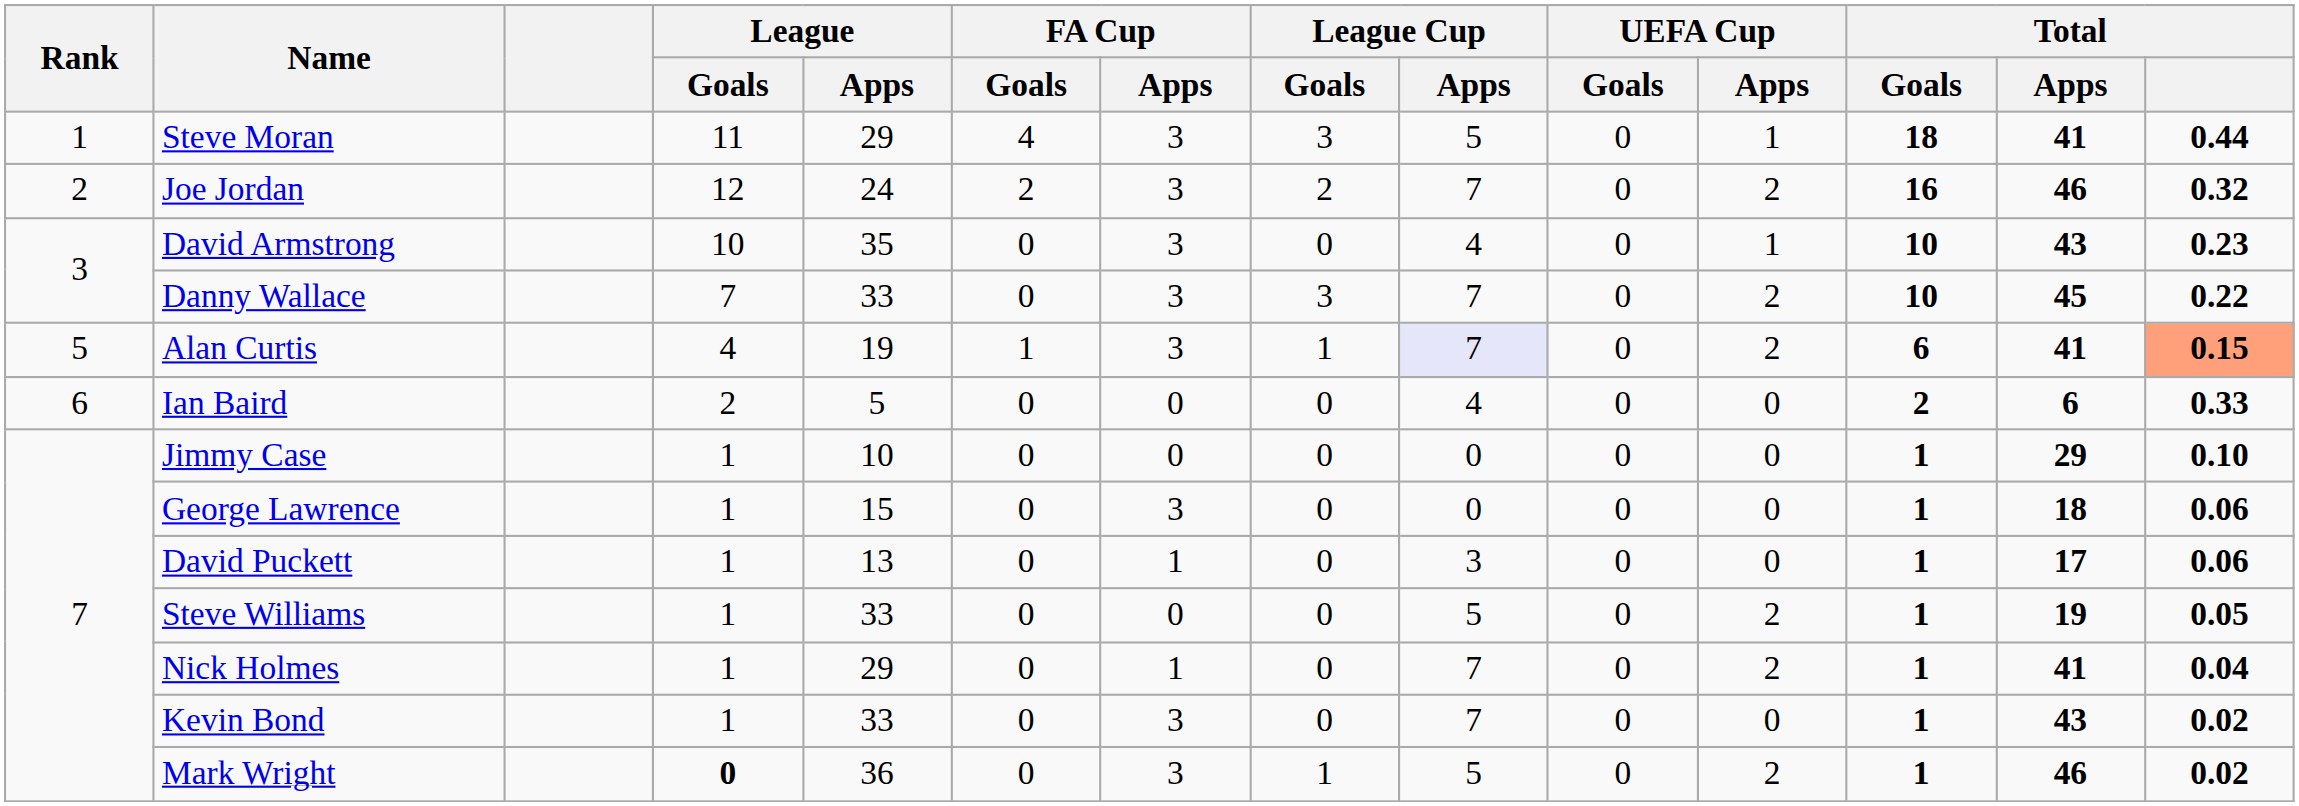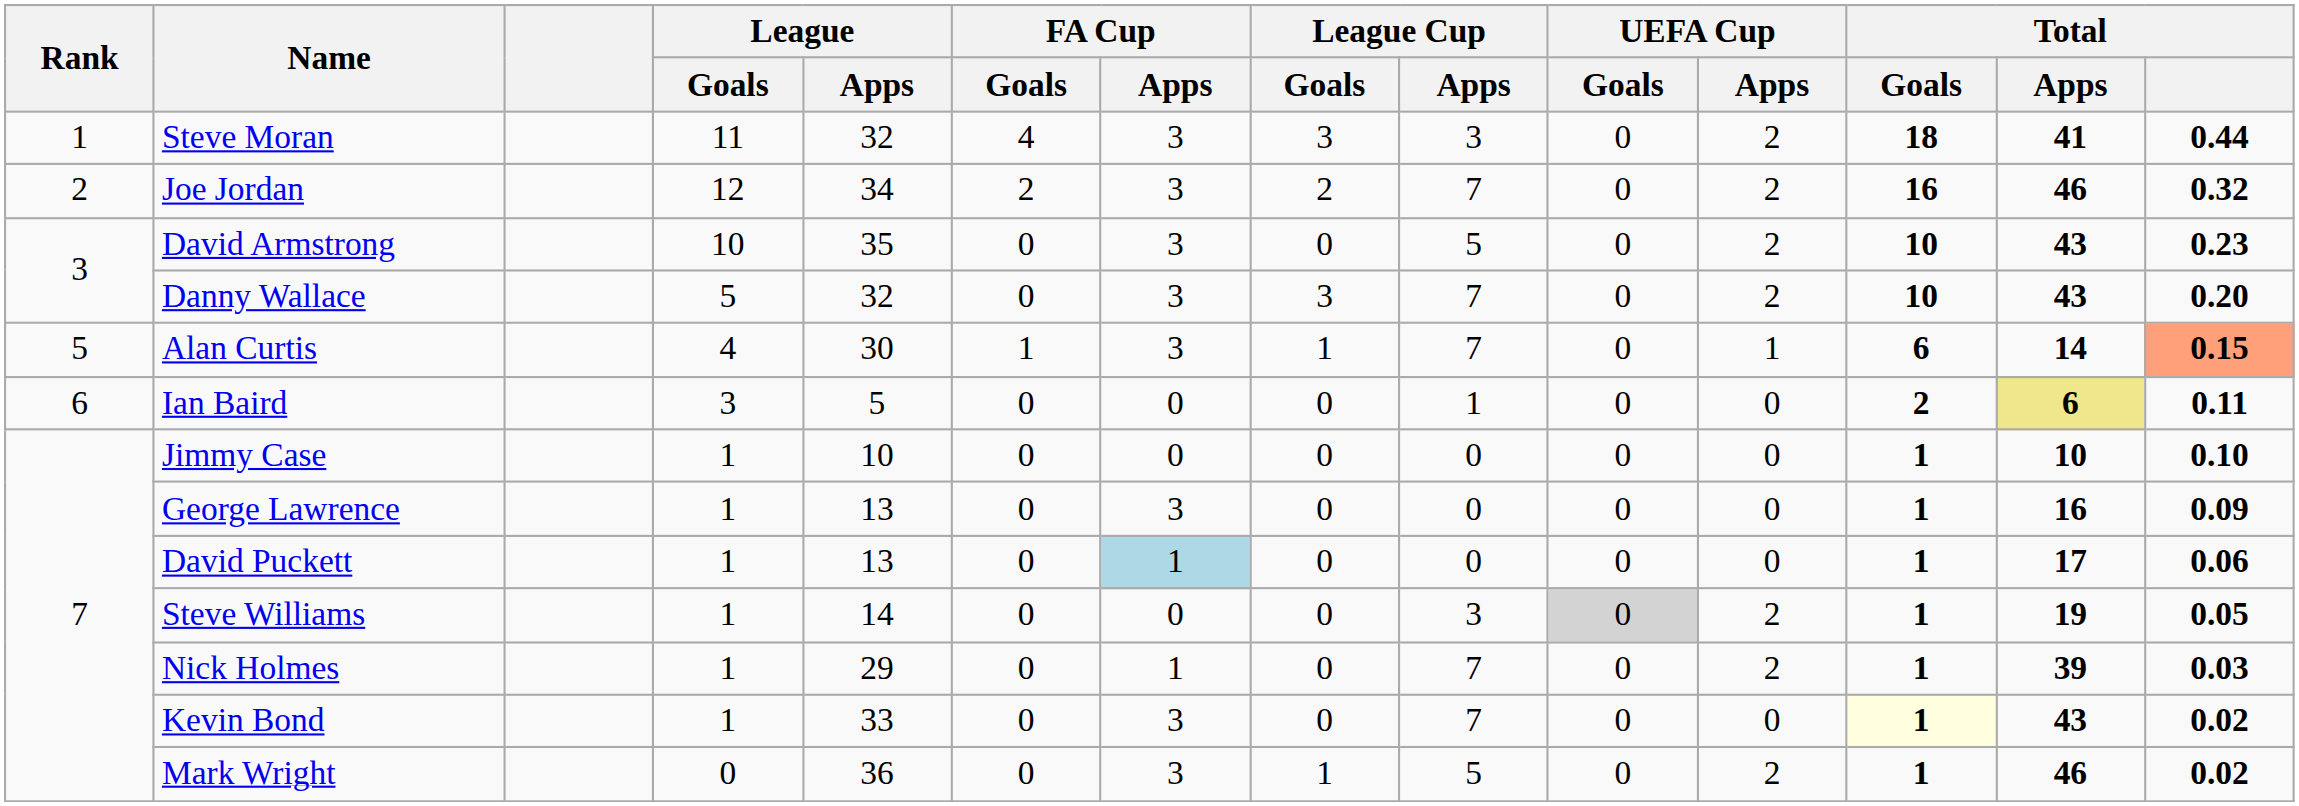(877, 137) 29 -> (877, 137) 32
(1474, 137) 5 -> (1474, 137) 3
(1772, 137) 1 -> (1772, 137) 2
(877, 190) 24 -> (877, 190) 34
(1474, 243) 4 -> (1474, 243) 5
(1772, 243) 1 -> (1772, 243) 2
(728, 296) 7 -> (728, 296) 5
(877, 296) 33 -> (877, 296) 32
(2070, 296) 45 -> (2070, 296) 43
(2220, 296) 0.22 -> (2220, 296) 0.20
(877, 349) 19 -> (877, 349) 30
(1474, 349) lavender background -> (1474, 349) no background
(1772, 349) 2 -> (1772, 349) 1
(2070, 349) 41 -> (2070, 349) 14
(728, 402) 2 -> (728, 402) 3
(1474, 402) 4 -> (1474, 402) 1
(2070, 402) no background -> (2070, 402) khaki background
(2220, 402) 0.33 -> (2220, 402) 0.11
(2070, 455) 29 -> (2070, 455) 10
(877, 508) 15 -> (877, 508) 13
(2070, 508) 18 -> (2070, 508) 16
(2220, 508) 0.06 -> (2220, 508) 0.09
(1175, 561) no background -> (1175, 561) lightblue background
(1474, 561) 3 -> (1474, 561) 0
(877, 614) 33 -> (877, 614) 14
(1474, 614) 5 -> (1474, 614) 3
(1623, 614) no background -> (1623, 614) lightgrey background
(2070, 667) 41 -> (2070, 667) 39
(2220, 667) 0.04 -> (2220, 667) 0.03
(1921, 720) no background -> (1921, 720) lightyellow background
(728, 773) bold -> (728, 773) normal
